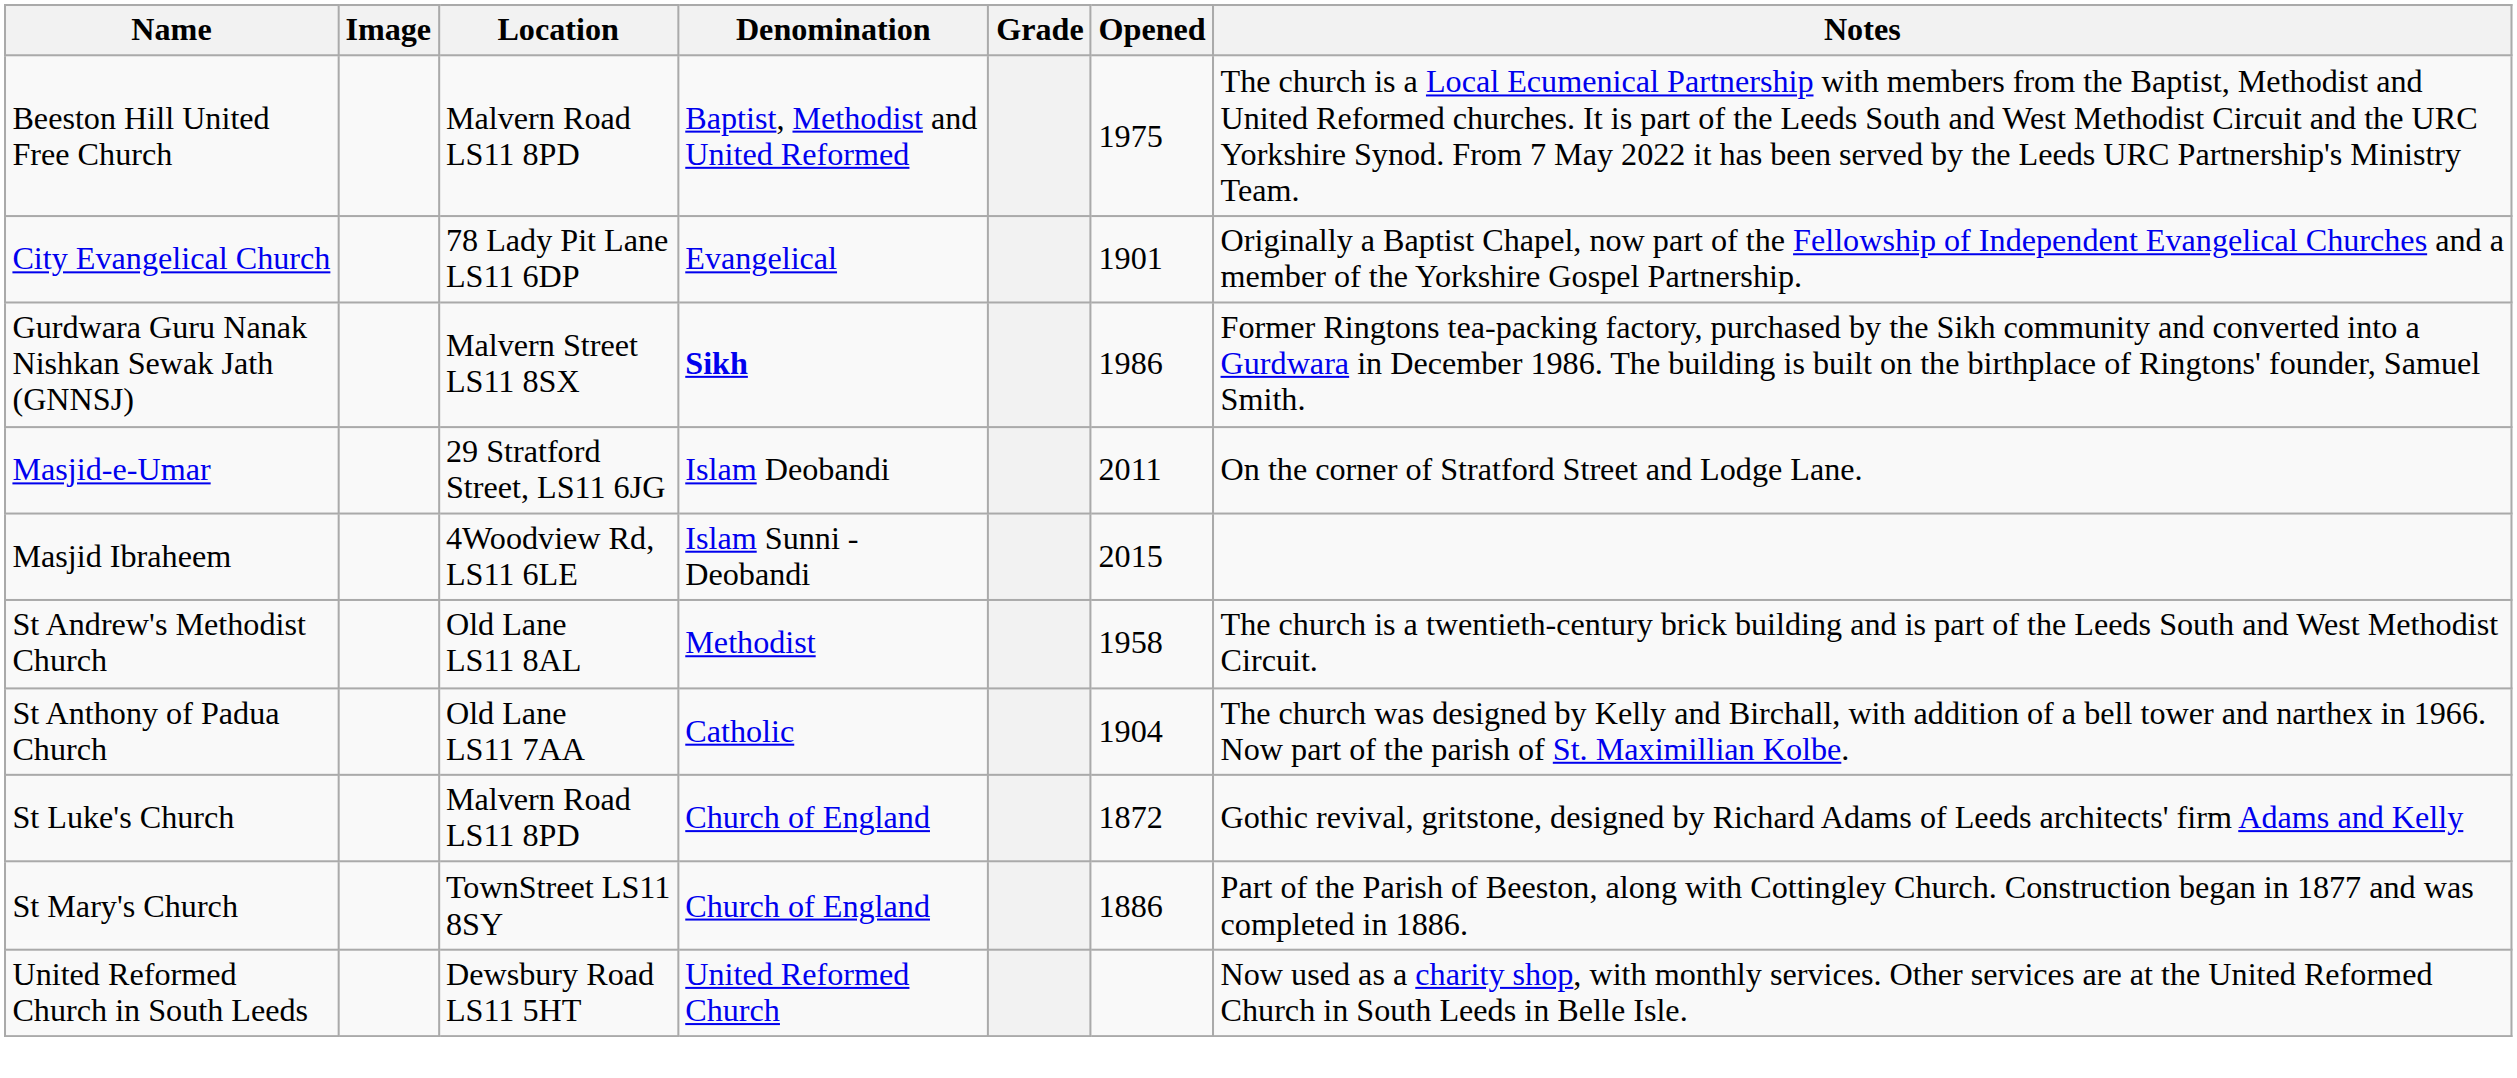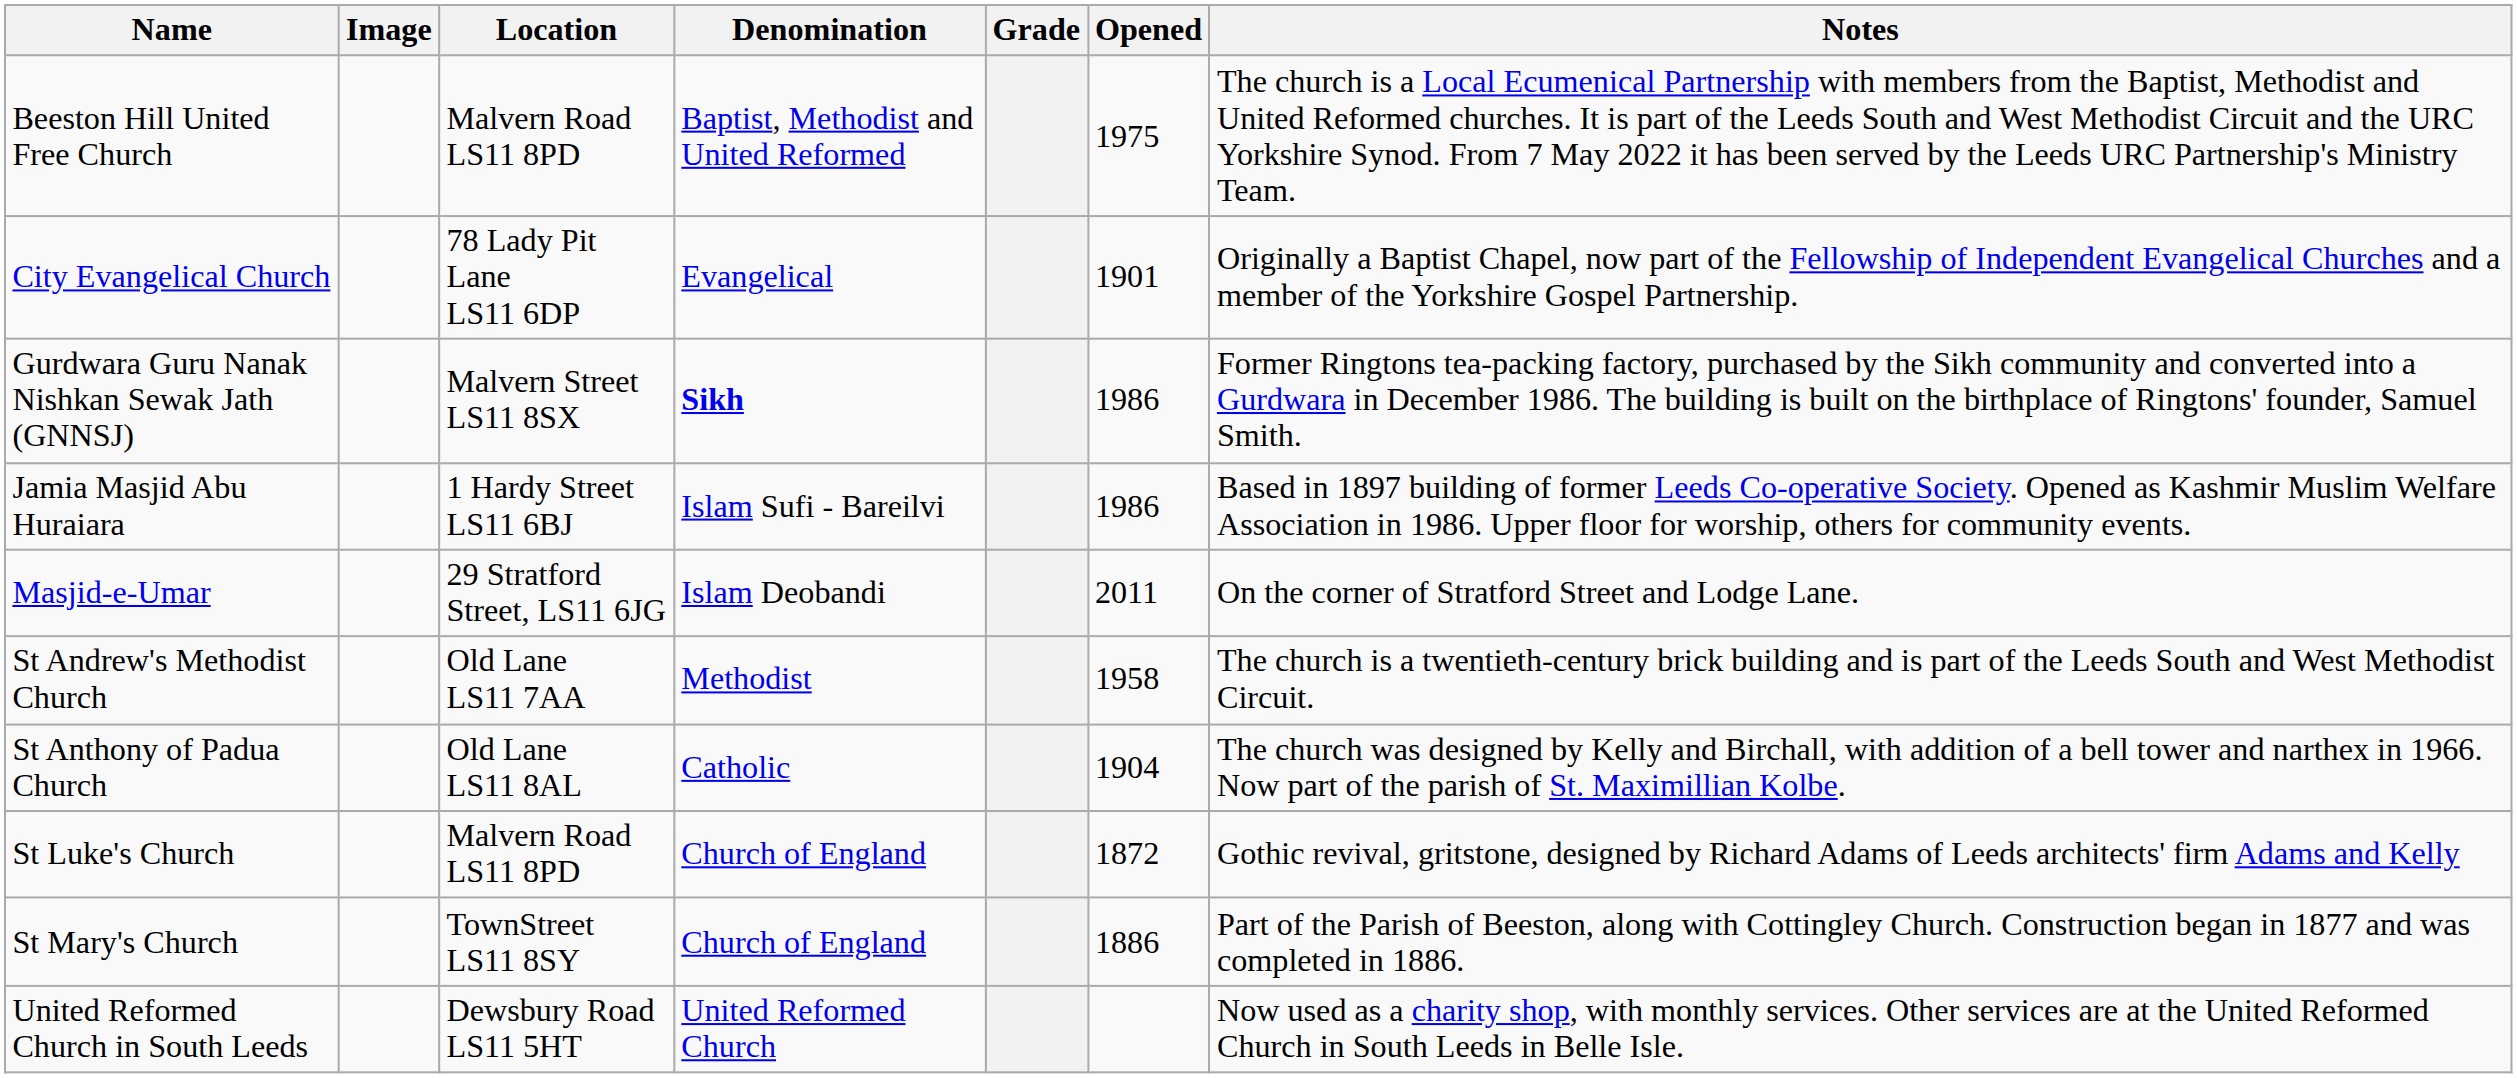+ row: (129, 505)
- row: (122, 556)
(514, 643) Old Lane LS11 8AL -> (516, 679) Old Lane LS11 7AA
(515, 730) Old Lane LS11 7AA -> (514, 766) Old Lane LS11 8AL
